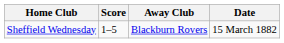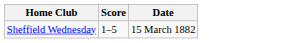- column: (169, 12)
